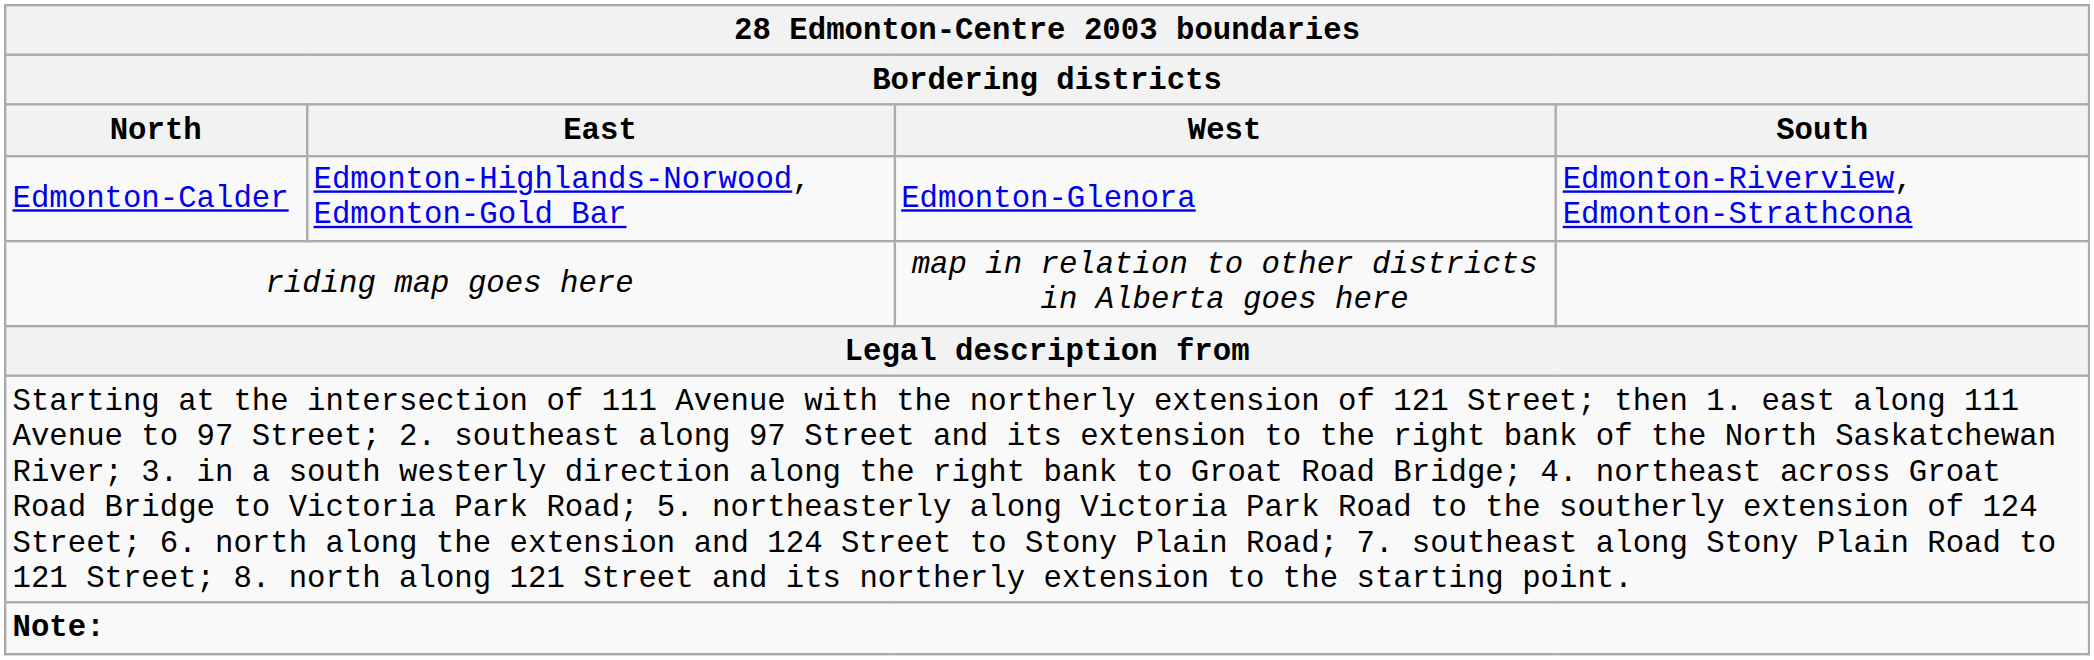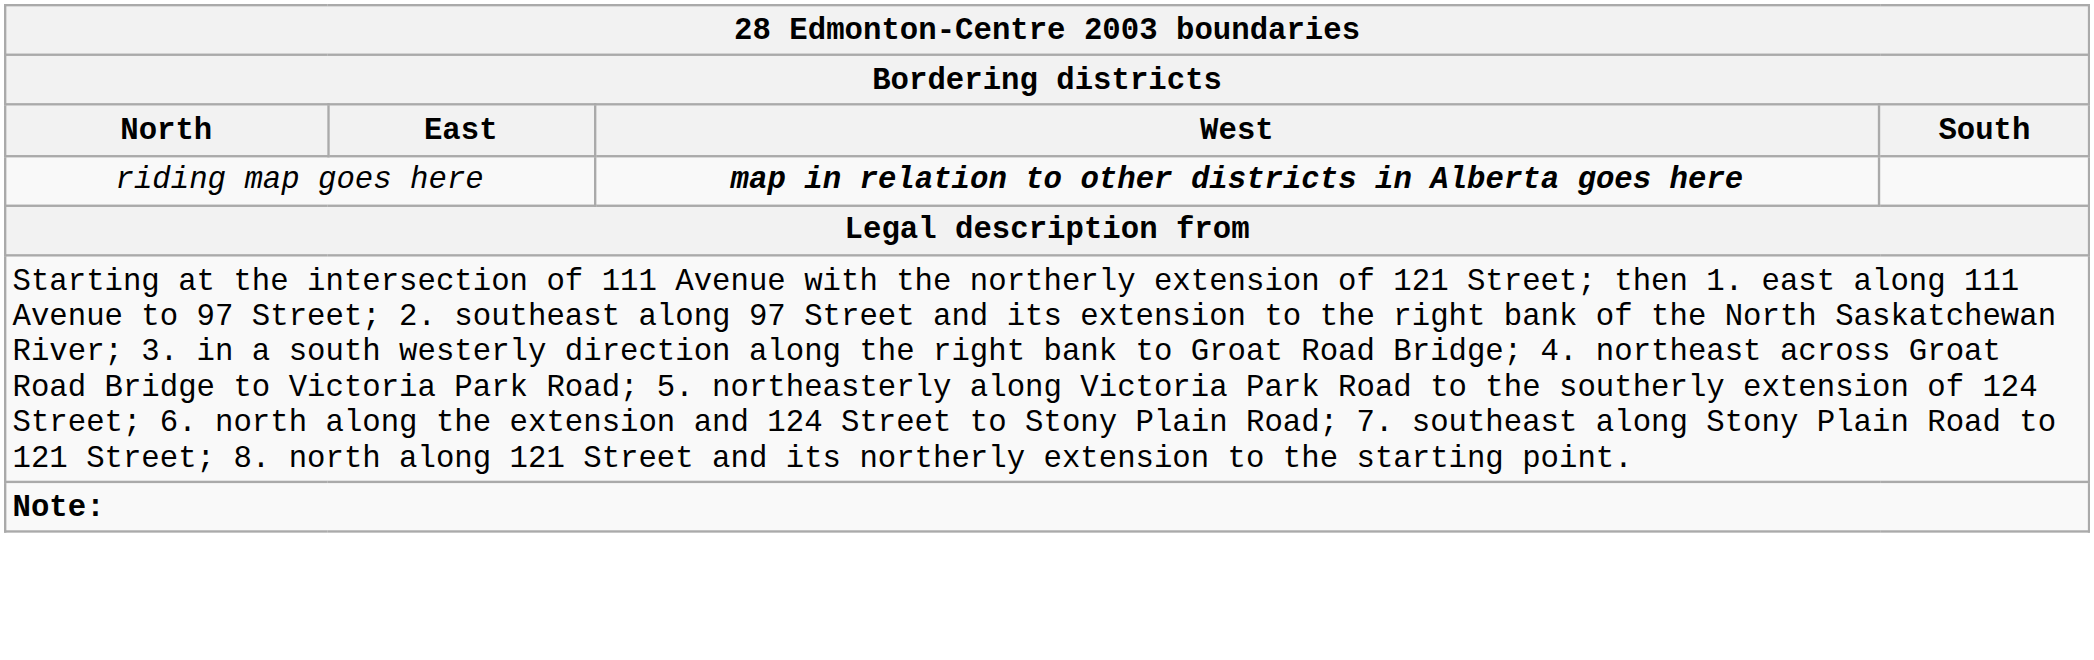- row: (151, 198)
(1225, 283) normal -> (1237, 180) bold
